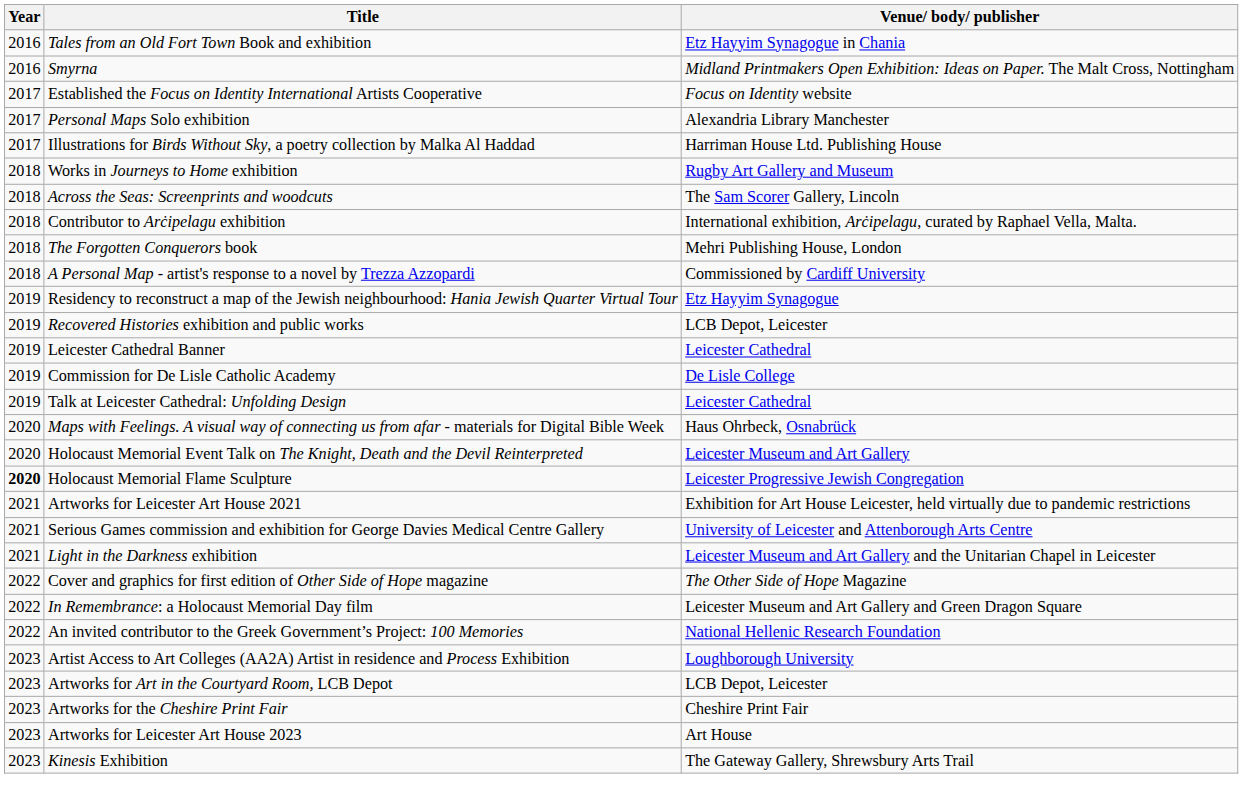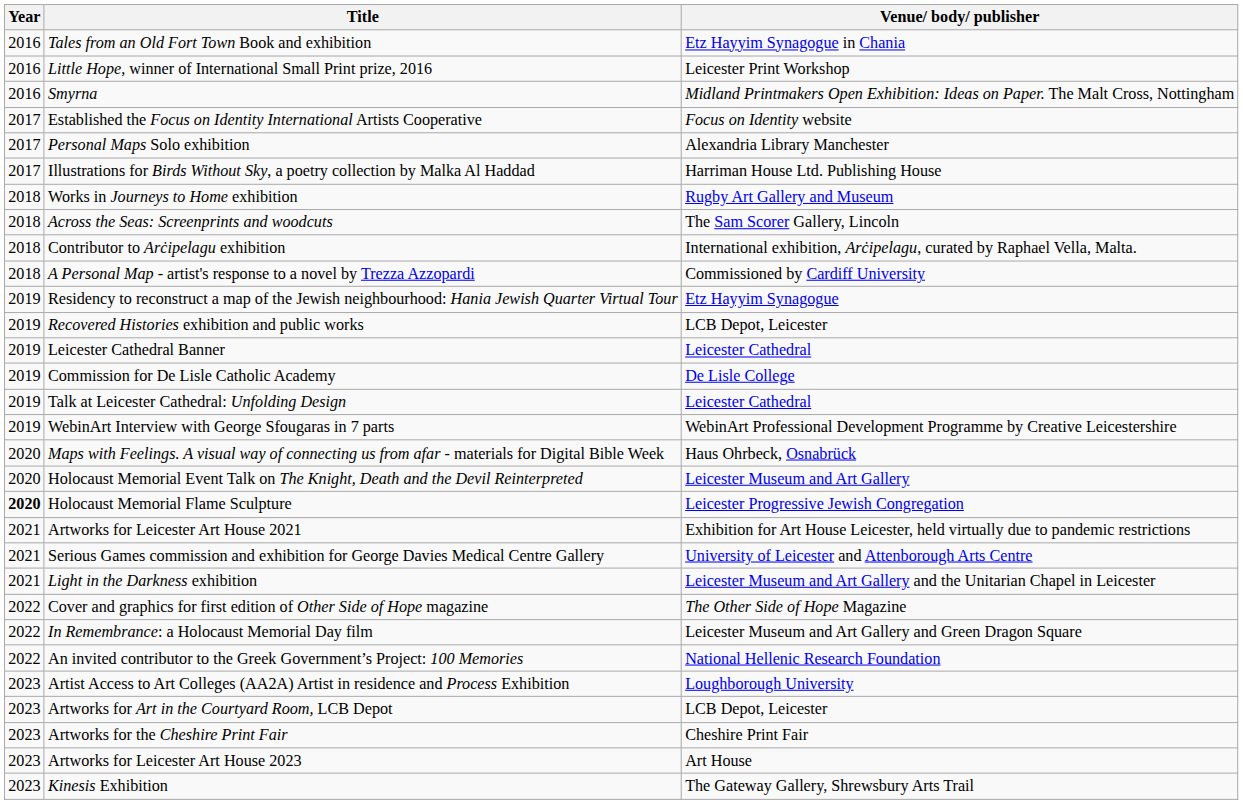+ row: (240, 68)
- row: (153, 247)
+ row: (221, 427)
